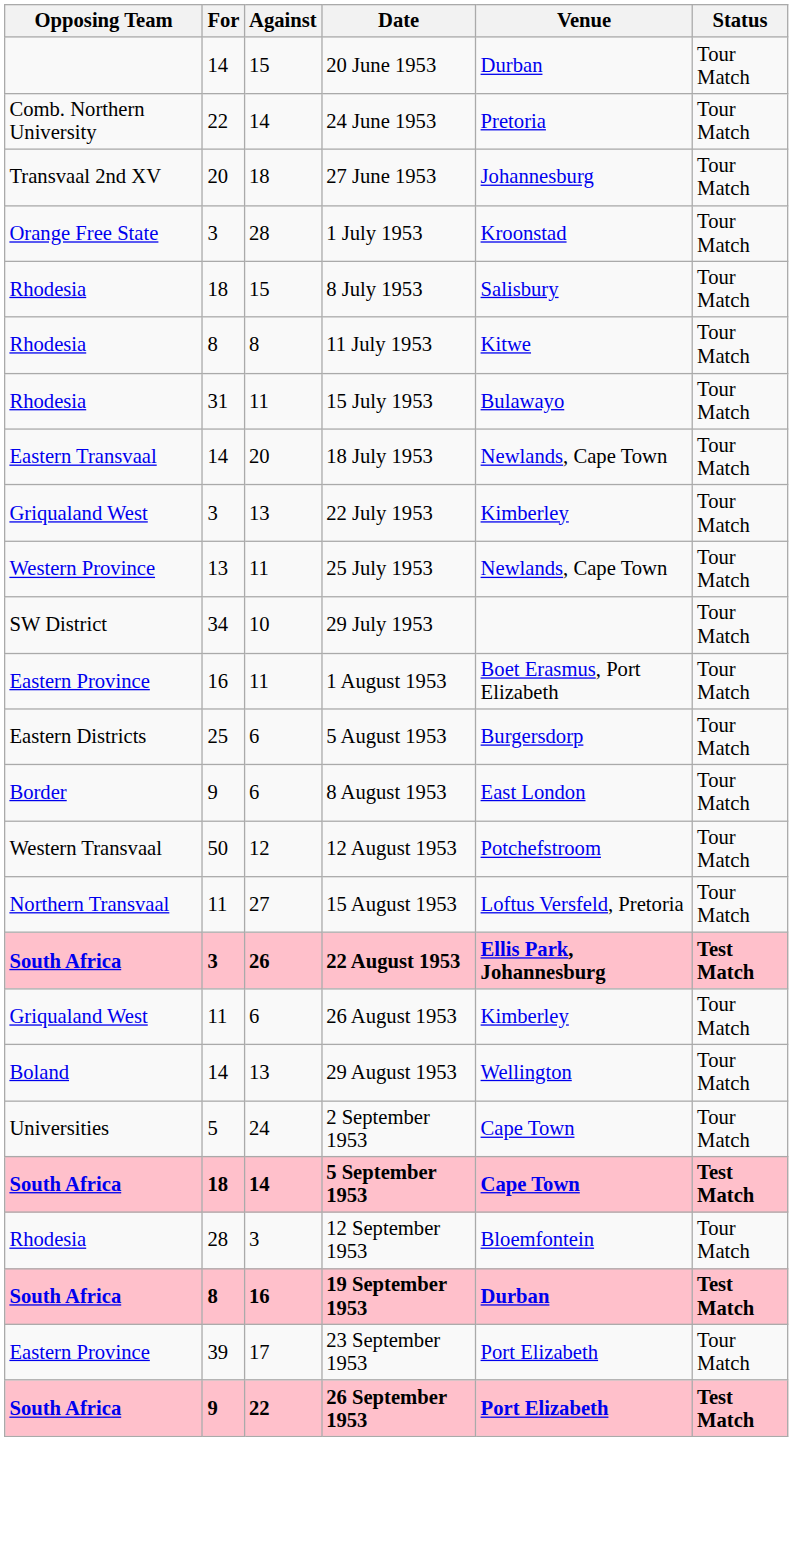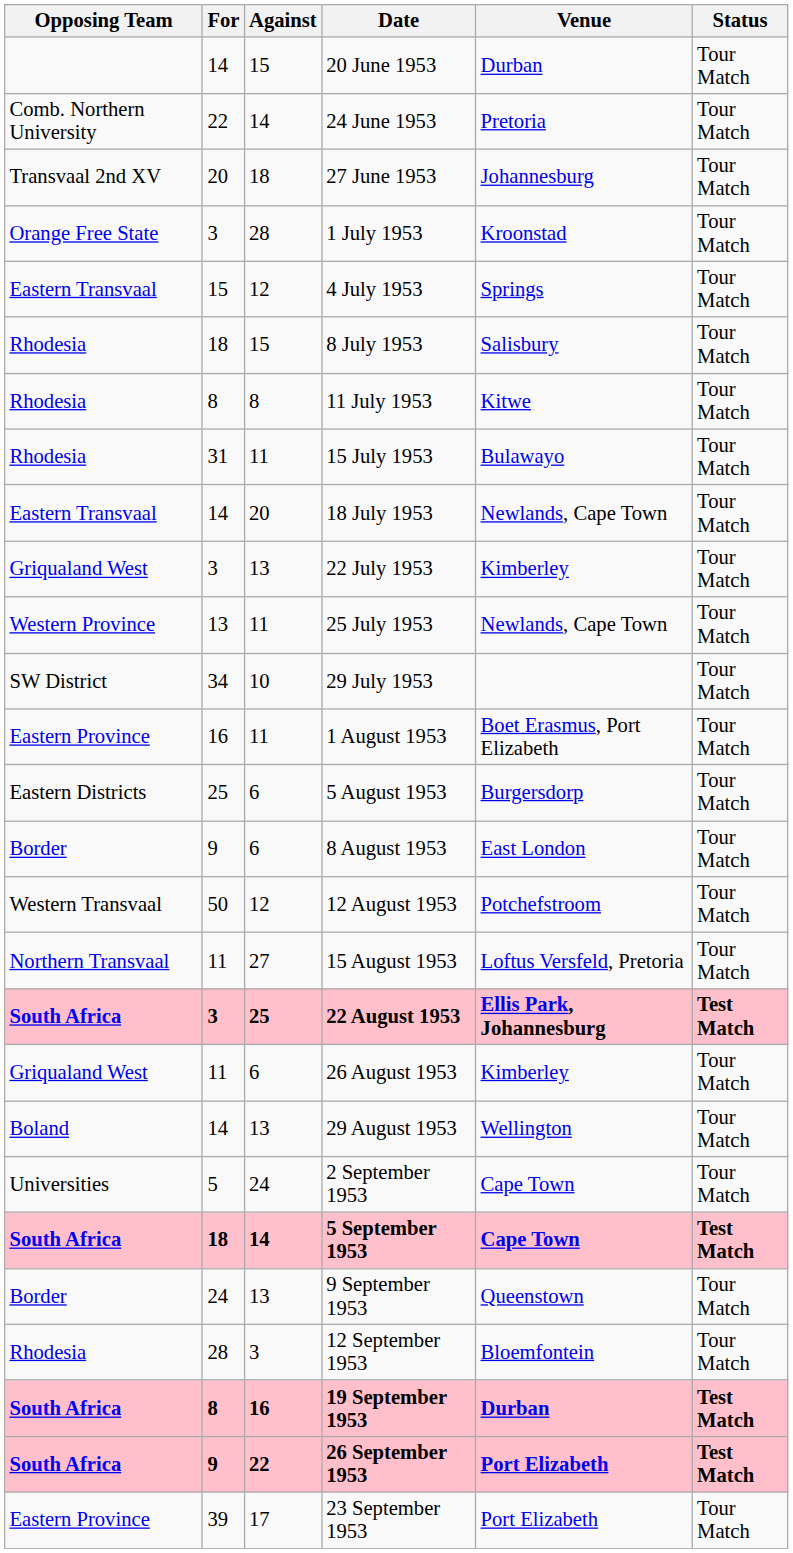+ row: (374, 289)
(259, 960) 26 -> (259, 1016) 25
+ row: (378, 1296)
rows swapped: (383, 1352) <-> (386, 1408)
